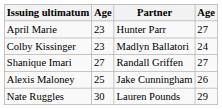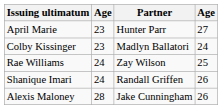+ row: (35, 63)
(99, 63) 27 -> (99, 79) 24
(203, 63) 27 -> (203, 79) 26
(99, 79) 25 -> (99, 96) 28
- row: (35, 96)
